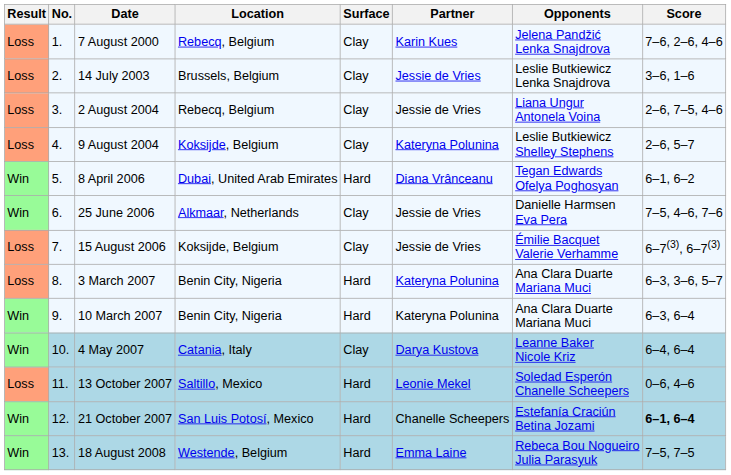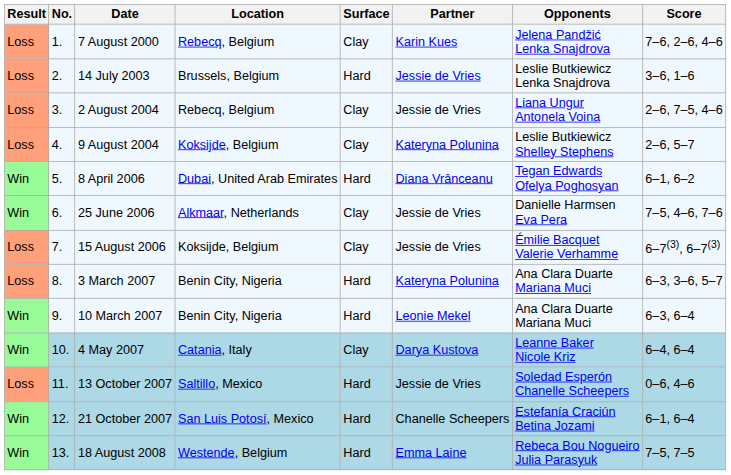(356, 75) Clay -> (357, 75) Hard
(447, 315) Kateryna Polunina -> (433, 315) Leonie Mekel
(433, 384) Leonie Mekel -> (438, 384) Jessie de Vries
(670, 418) bold -> (670, 418) normal
